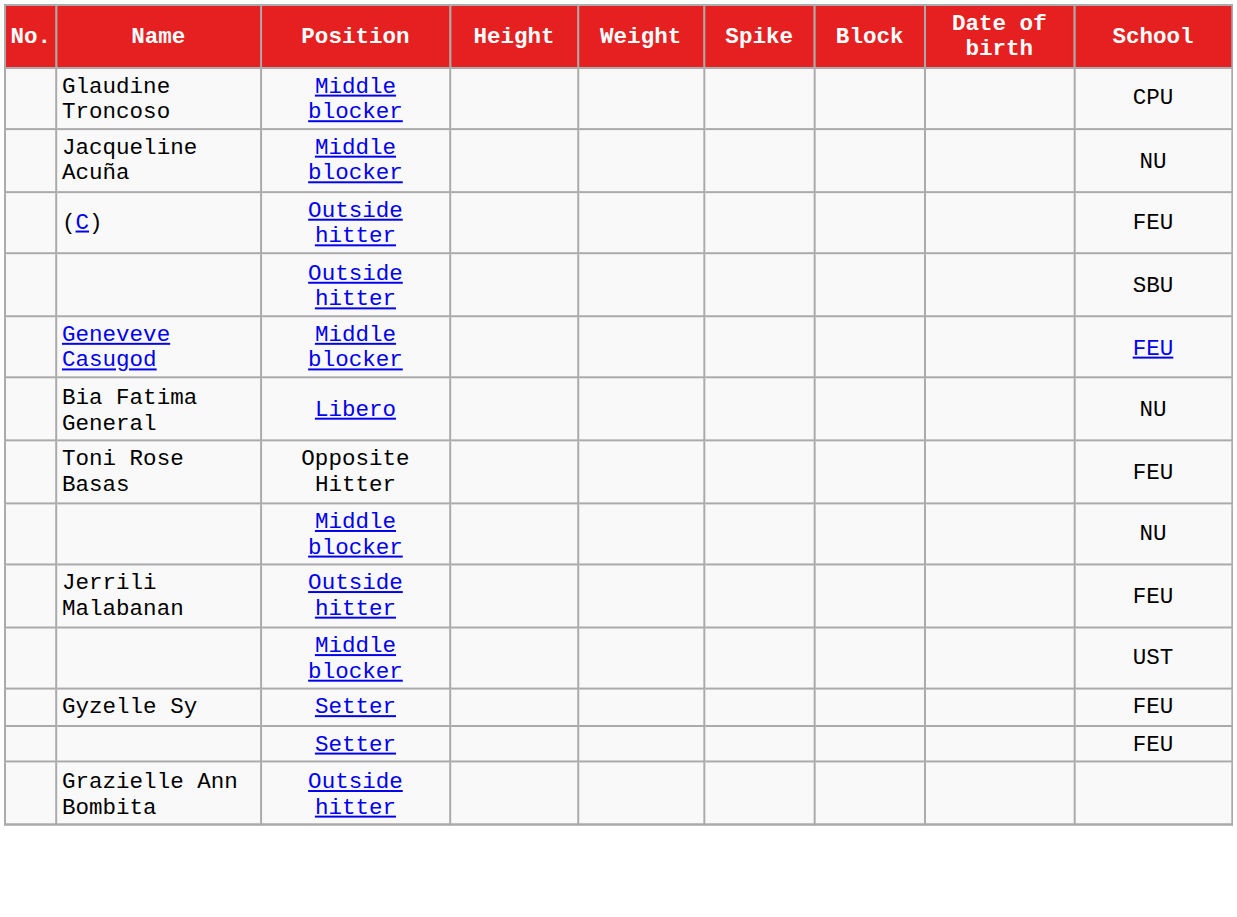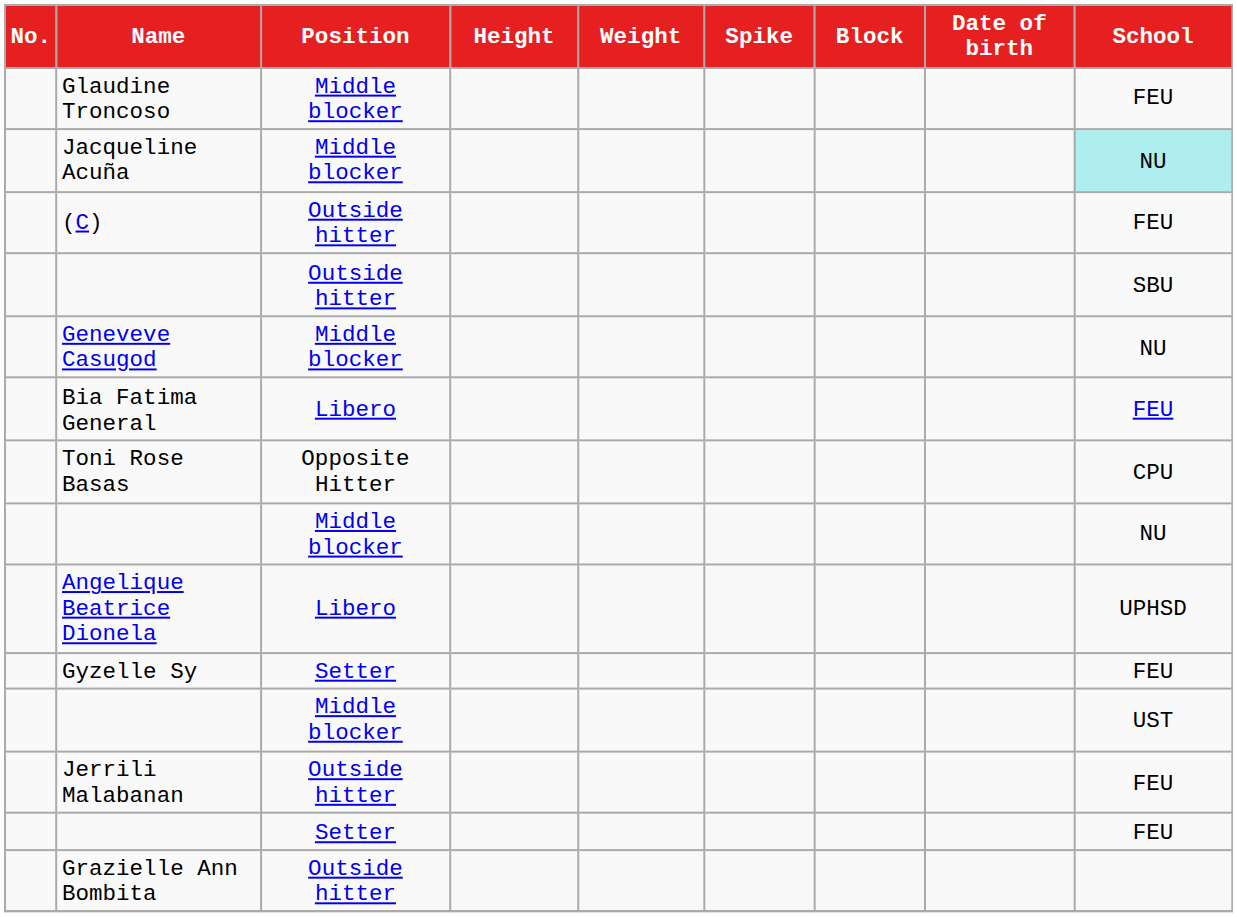(1153, 99) CPU -> (1153, 99) FEU
(1153, 161) no background -> (1153, 161) paleturquoise background
(1153, 347) FEU -> (1153, 347) NU
(1153, 410) NU -> (1153, 410) FEU
(1153, 472) FEU -> (1153, 472) CPU
+ row: (123, 609)
rows swapped: (123, 596) <-> (130, 708)
